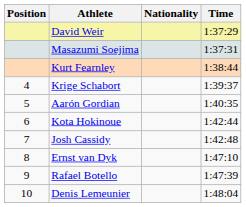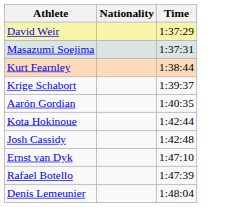- column: (27, 13)
